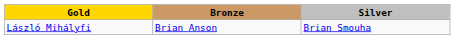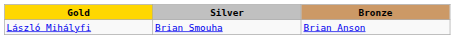columns swapped: (375, 12) <-> (227, 12)
